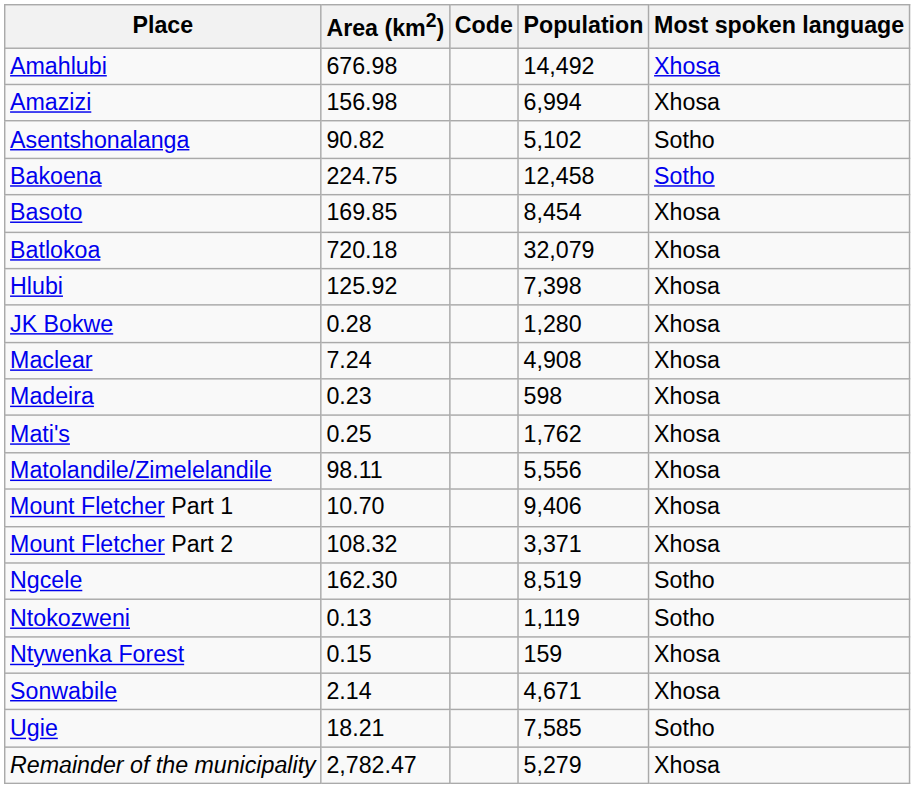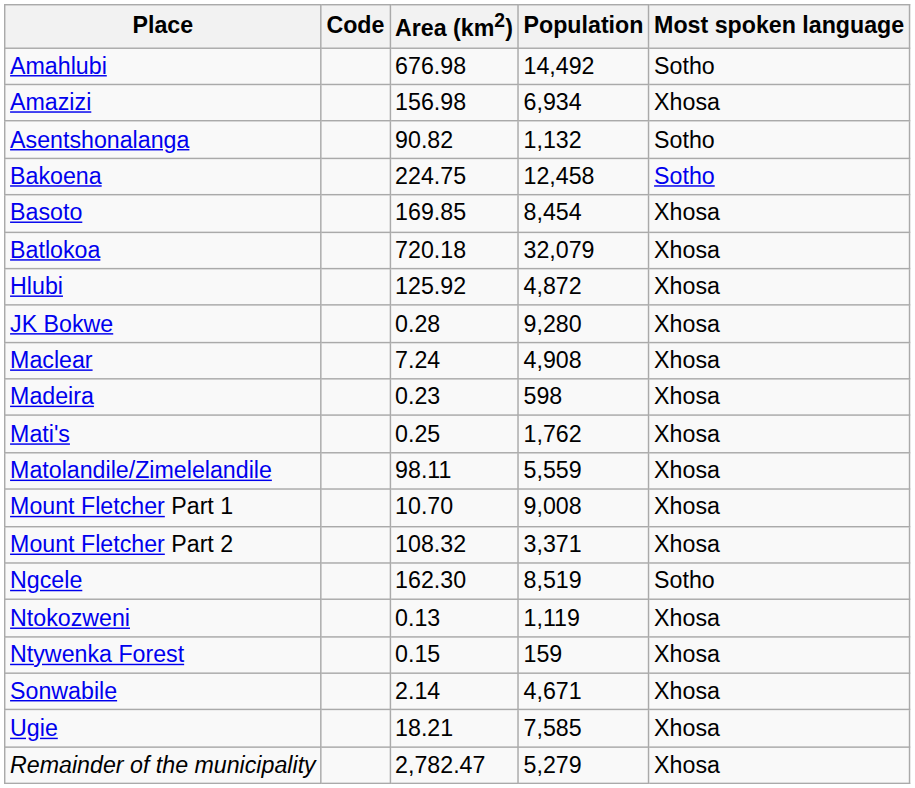columns swapped: (484, 26) <-> (385, 26)
(687, 65) Xhosa -> (684, 65) Sotho
(553, 102) 6,994 -> (553, 102) 6,934
(553, 139) 5,102 -> (553, 139) 1,132
(553, 286) 7,398 -> (553, 286) 4,872
(553, 323) 1,280 -> (553, 323) 9,280
(553, 470) 5,556 -> (553, 470) 5,559
(553, 507) 9,406 -> (553, 507) 9,008
(684, 617) Sotho -> (687, 617) Xhosa
(684, 728) Sotho -> (687, 728) Xhosa
